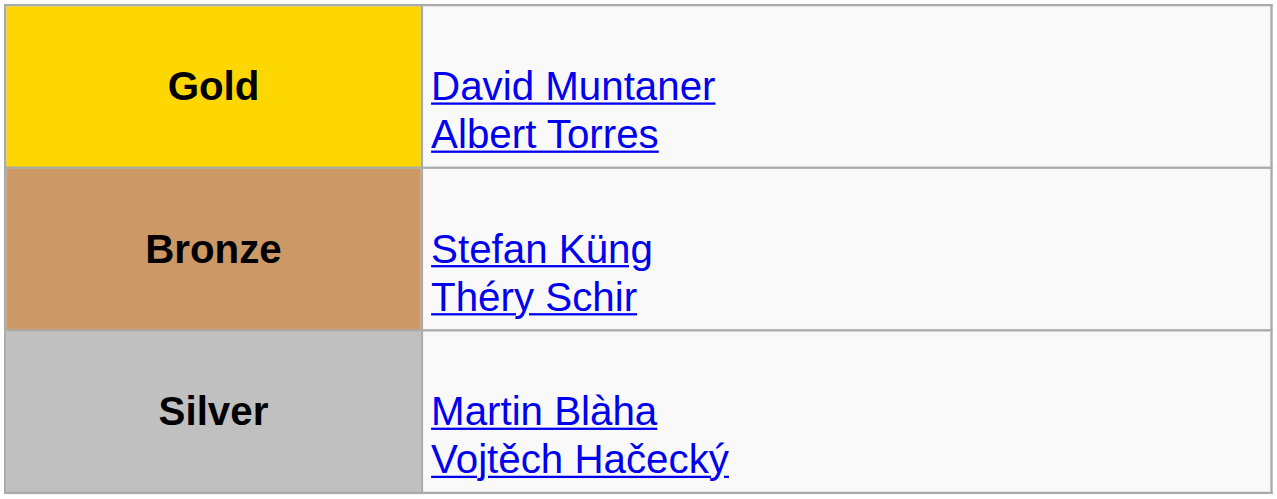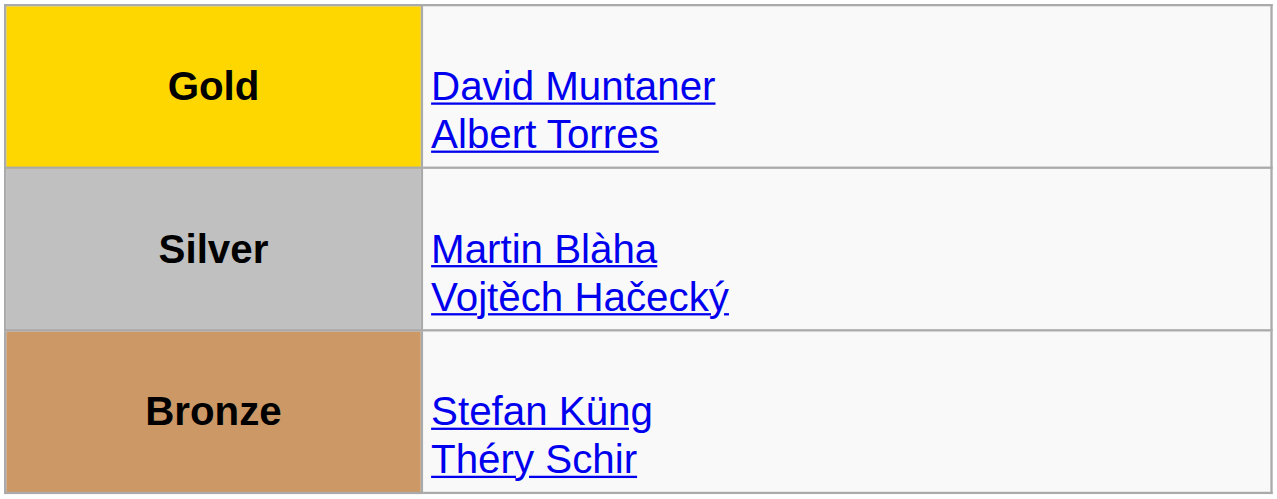rows swapped: (213, 410) <-> (214, 248)
